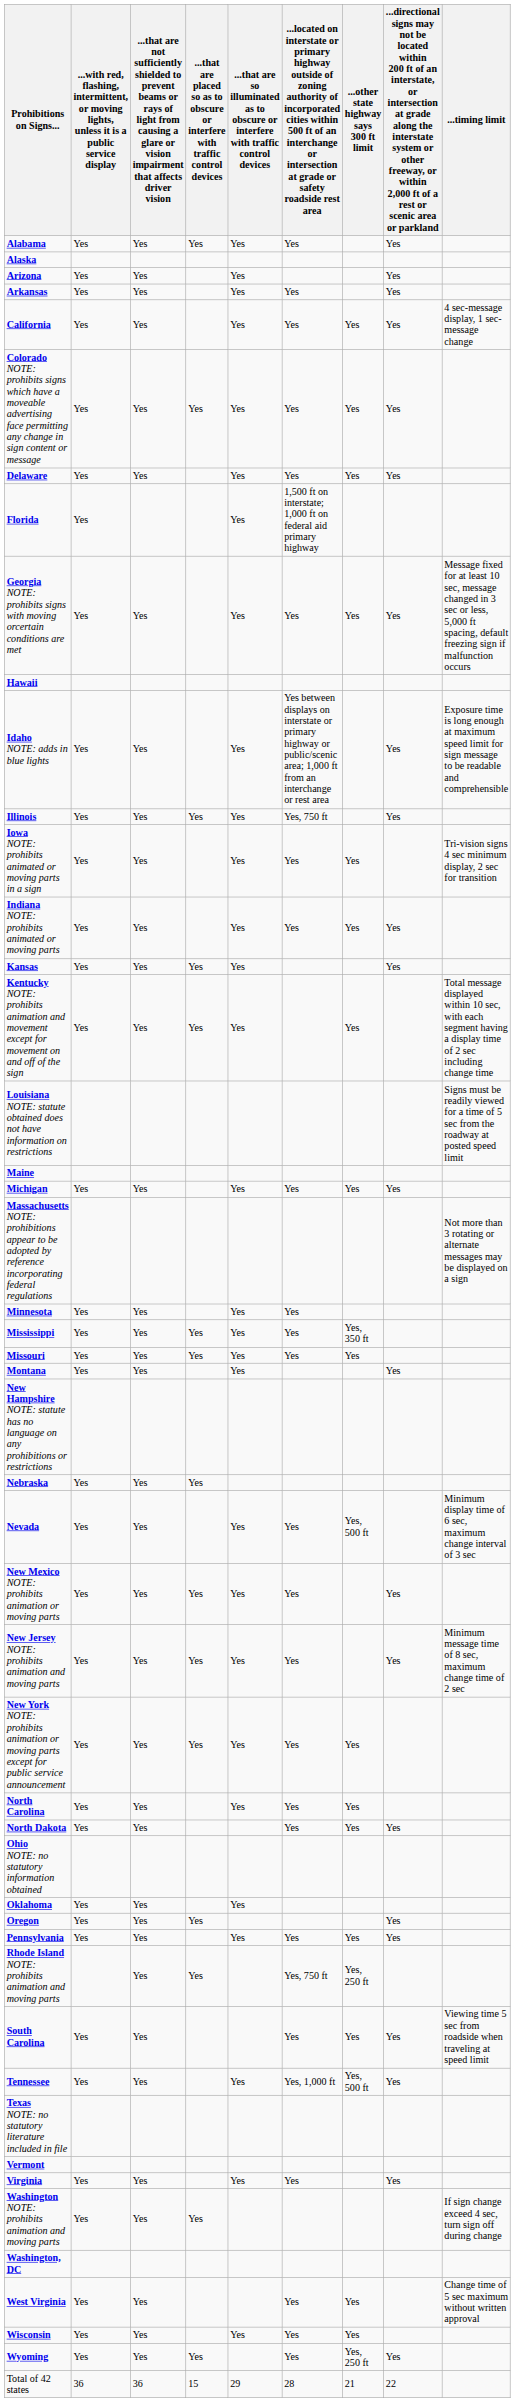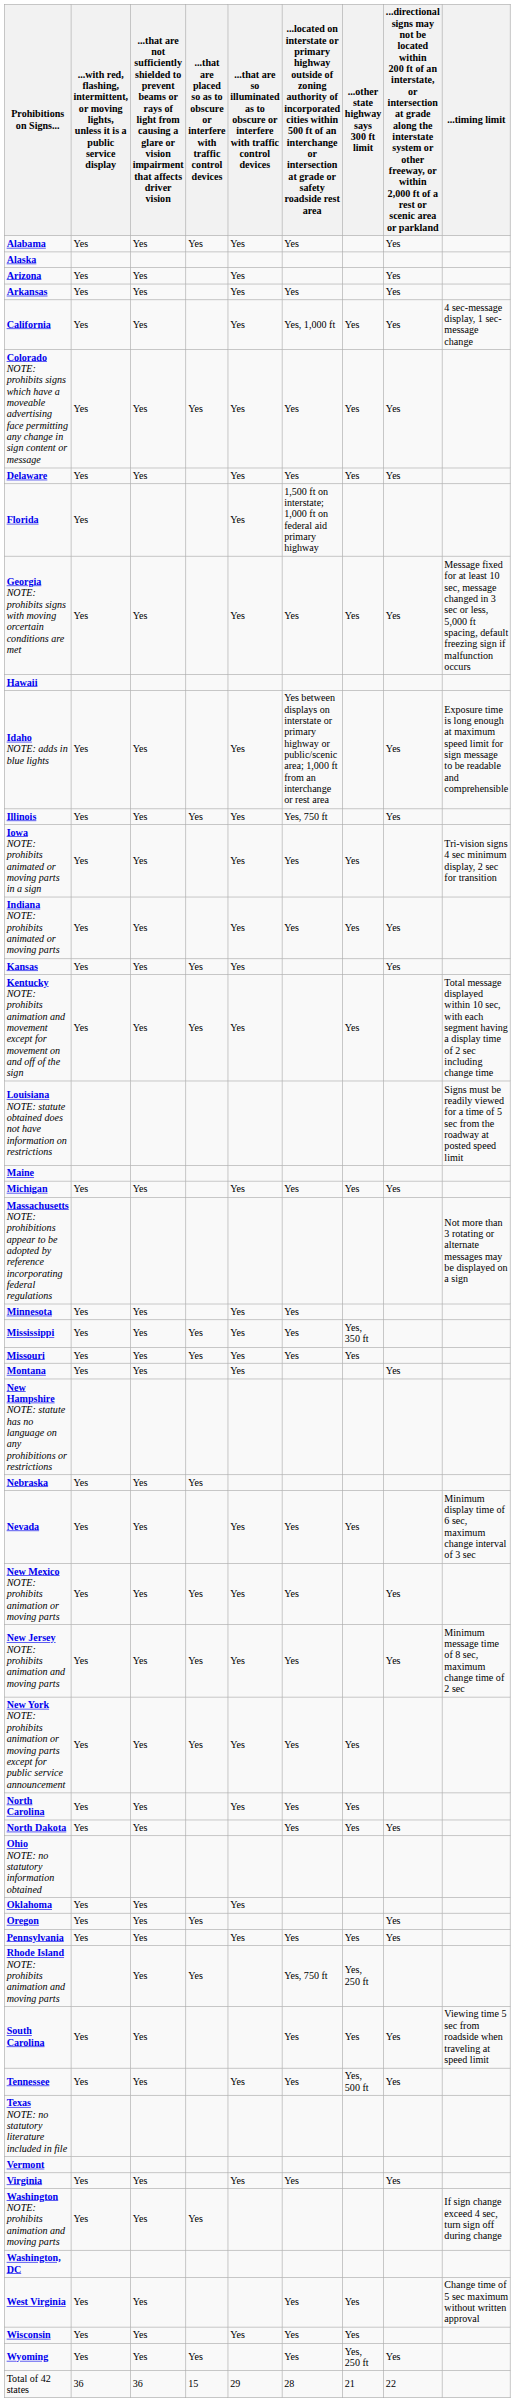(291, 324) Yes -> (310, 324) Yes, 1,000 ft
(357, 1527) Yes, 500 ft -> (352, 1527) Yes
(310, 2081) Yes, 1,000 ft -> (291, 2081) Yes
